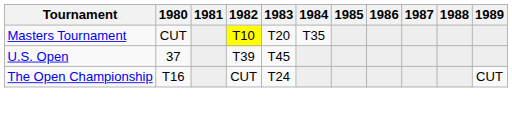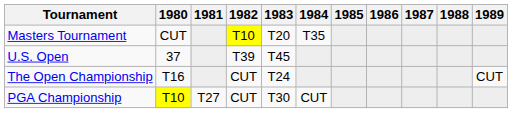+ row: (64, 98)
